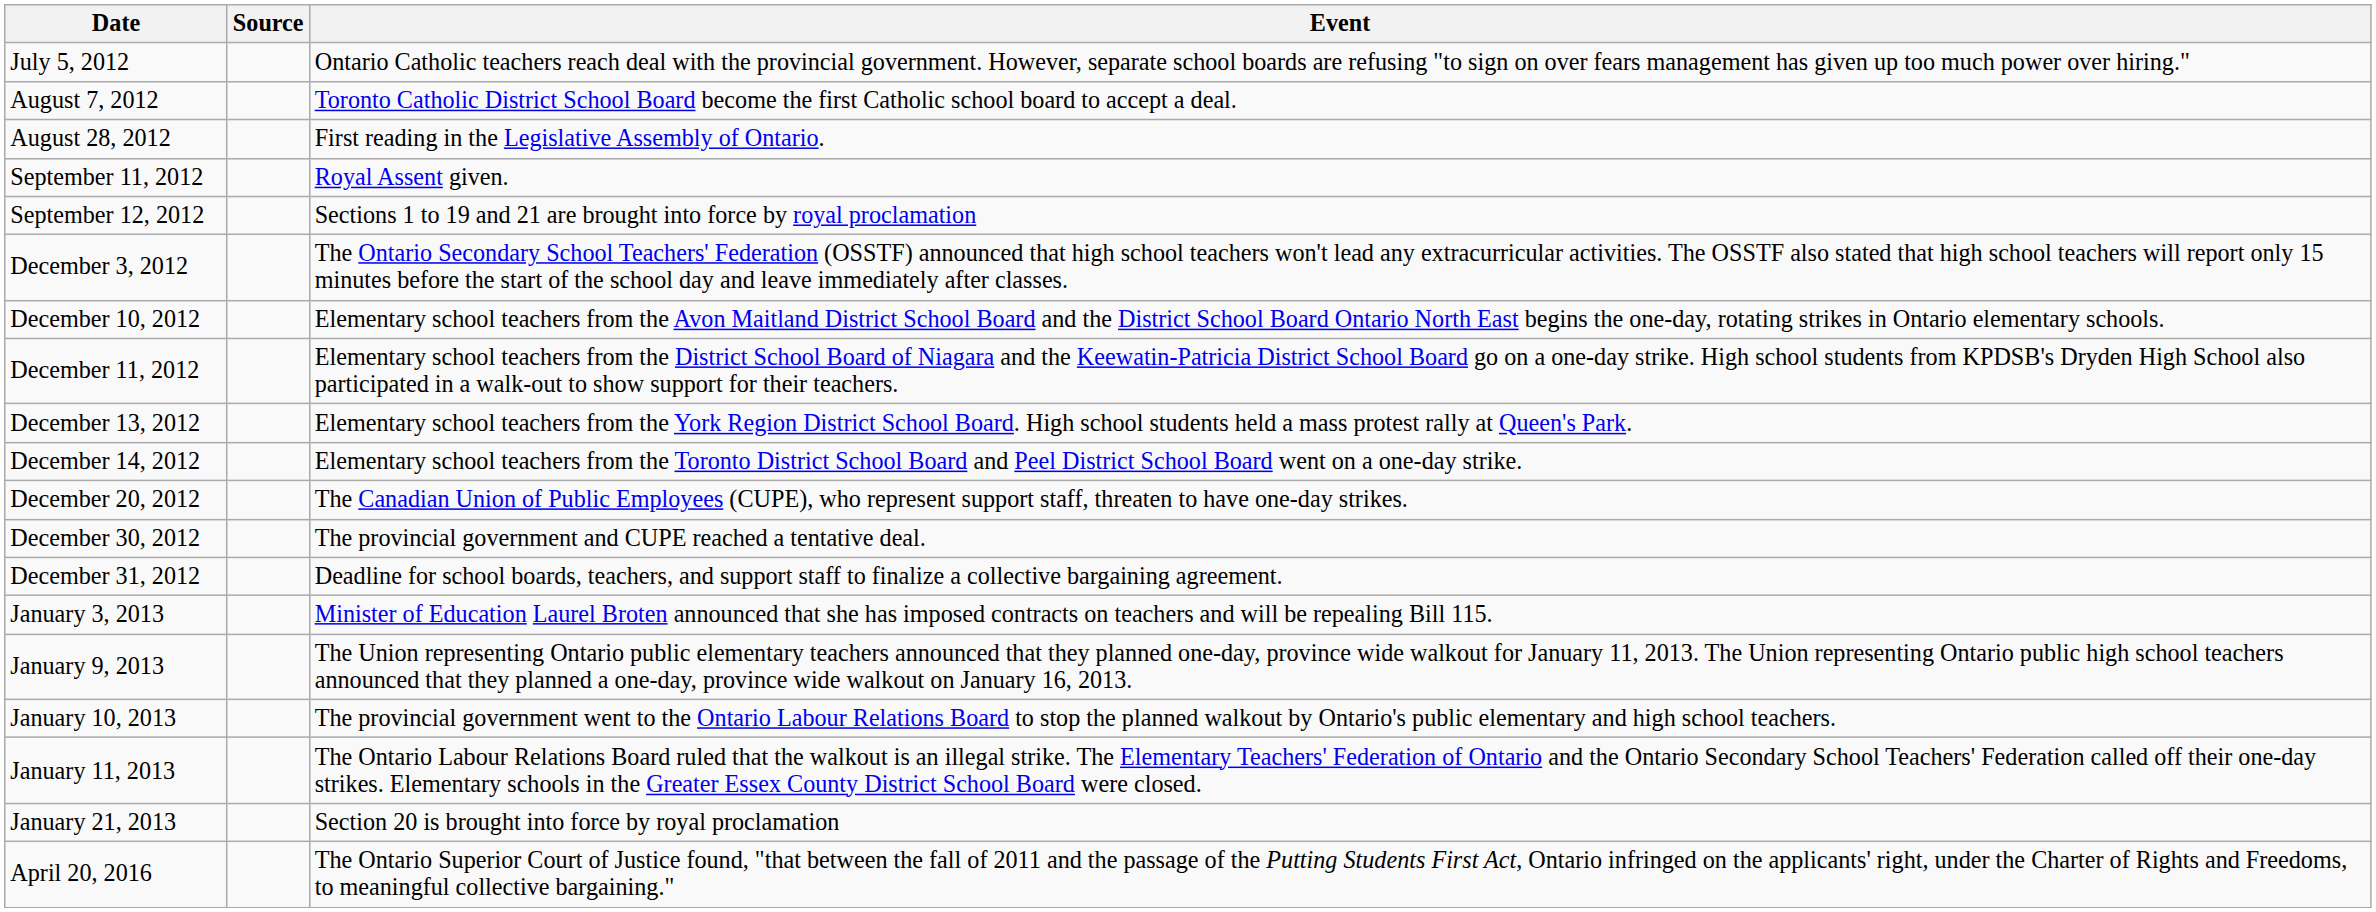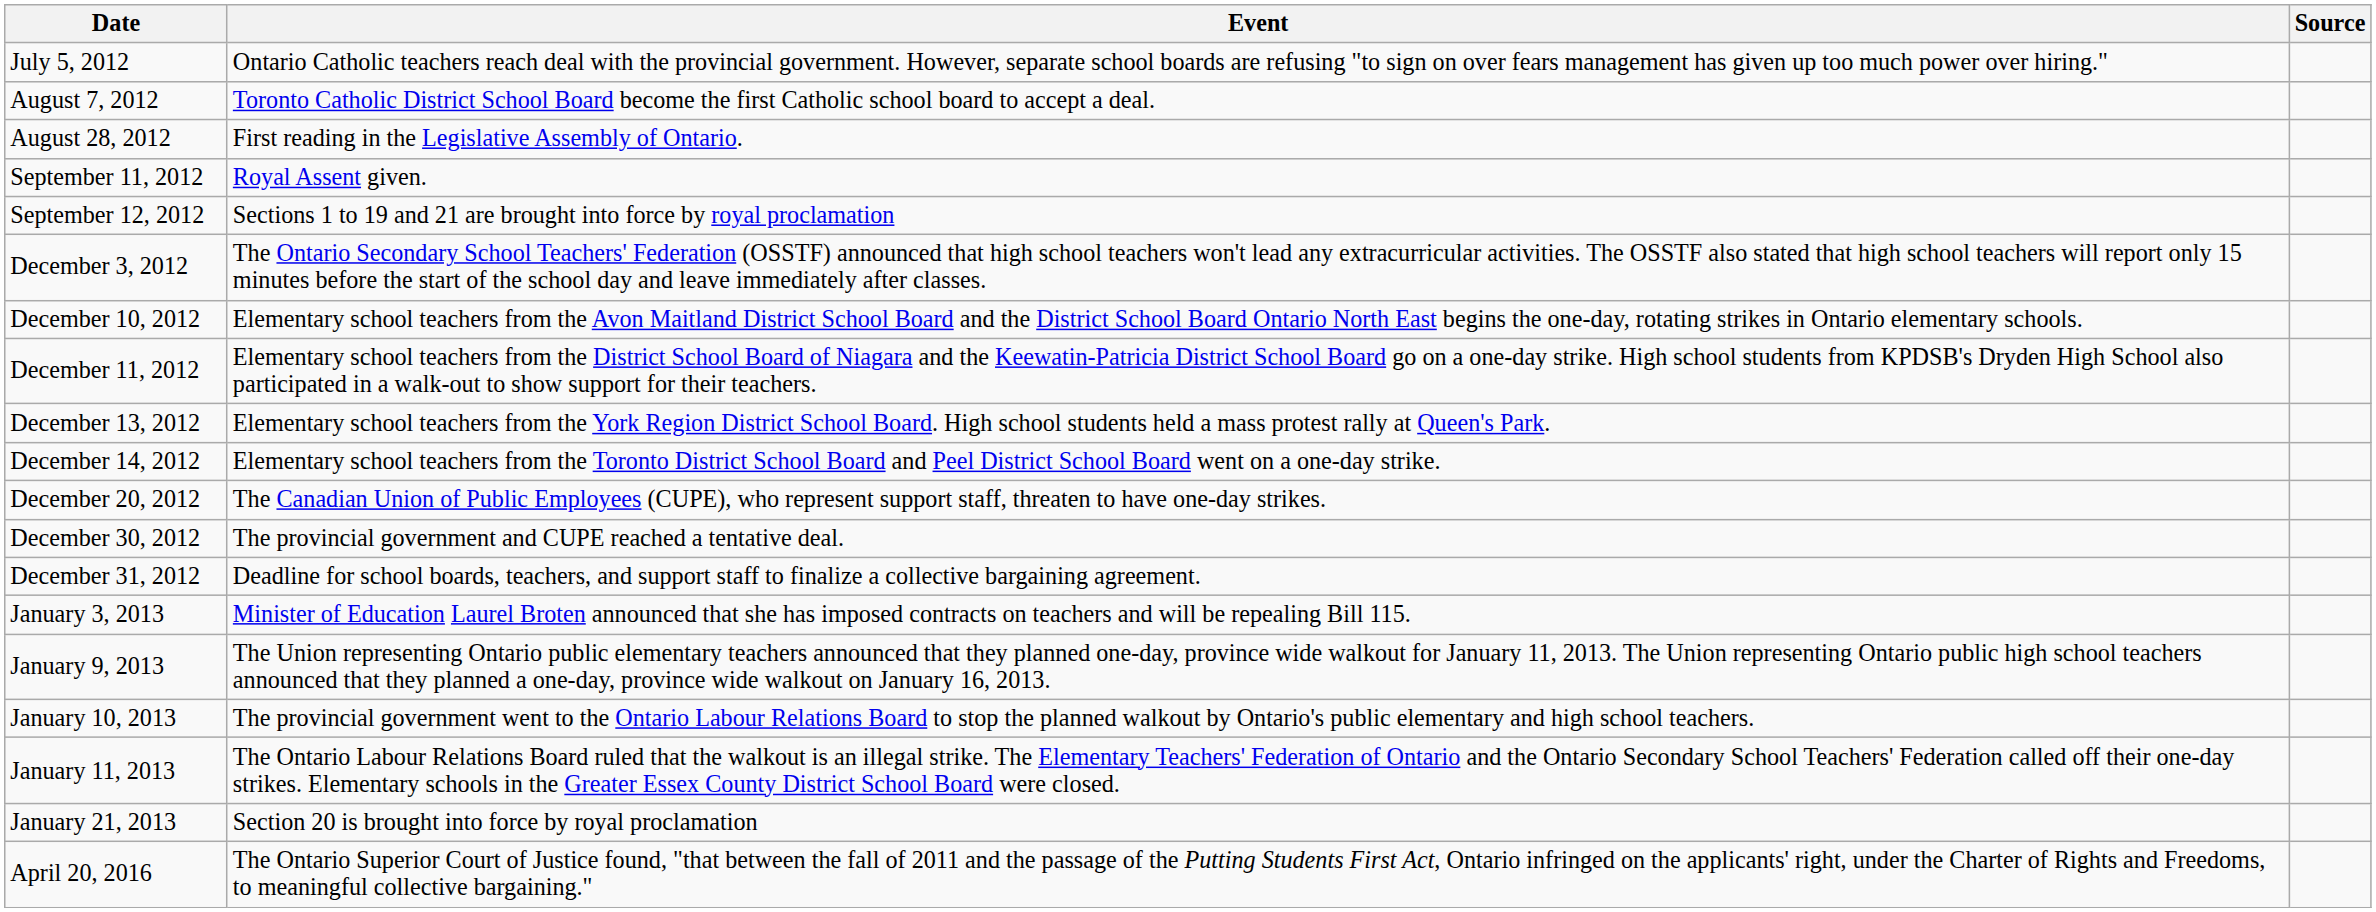columns swapped: (1340, 23) <-> (268, 23)
